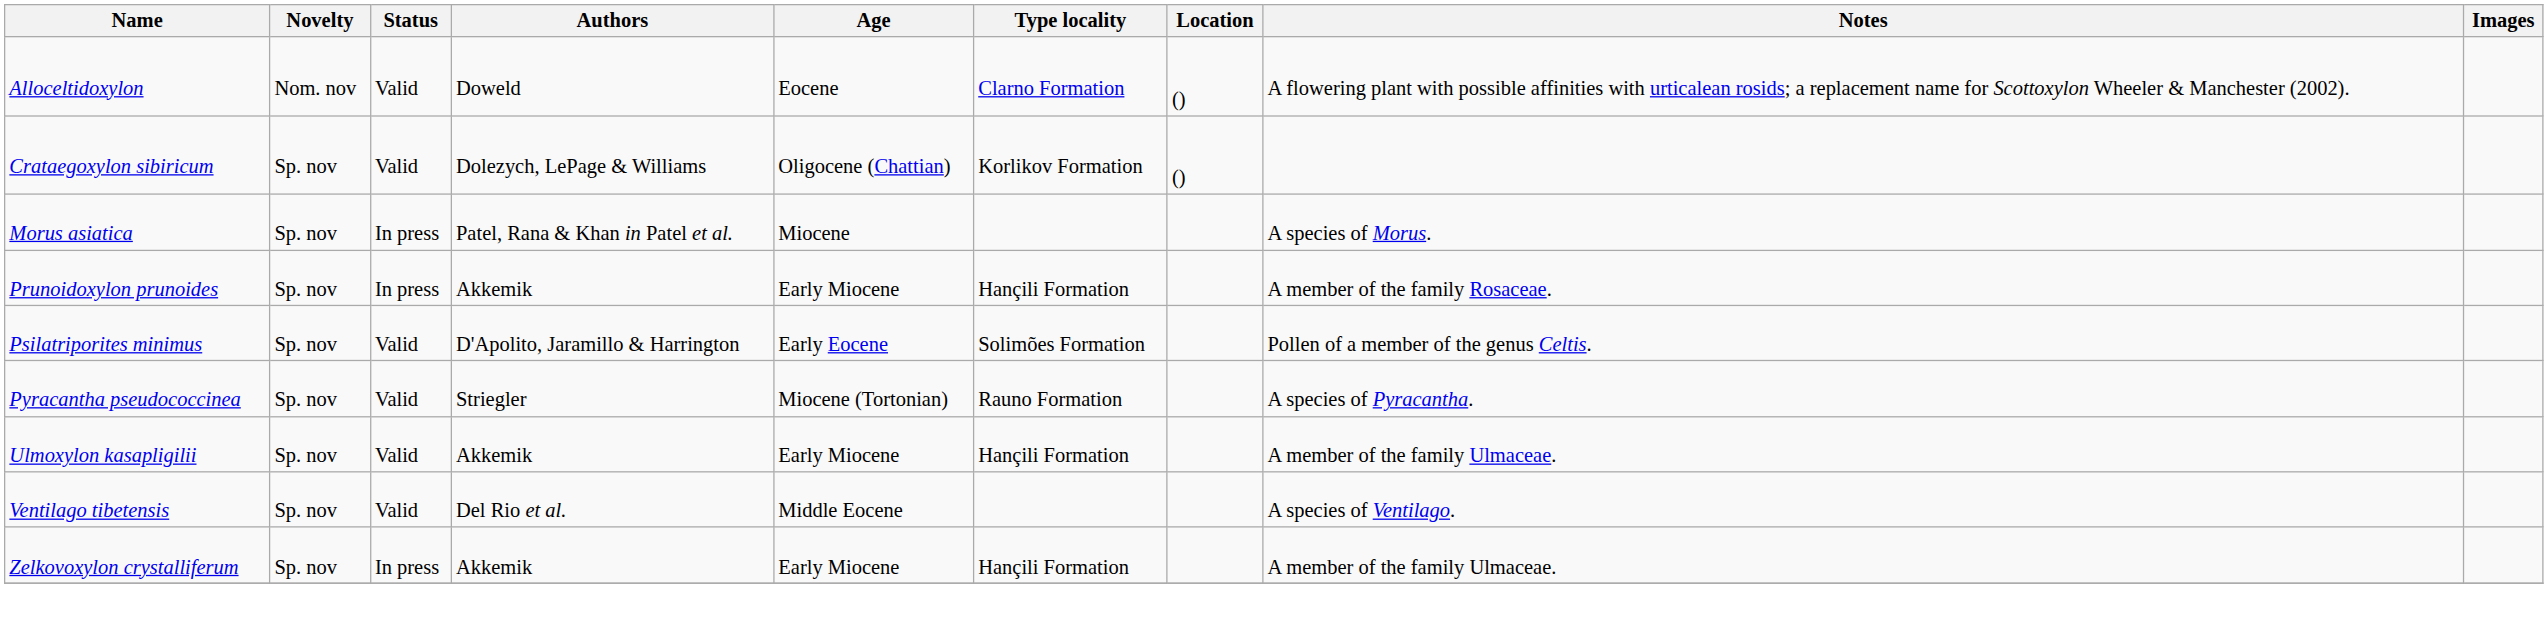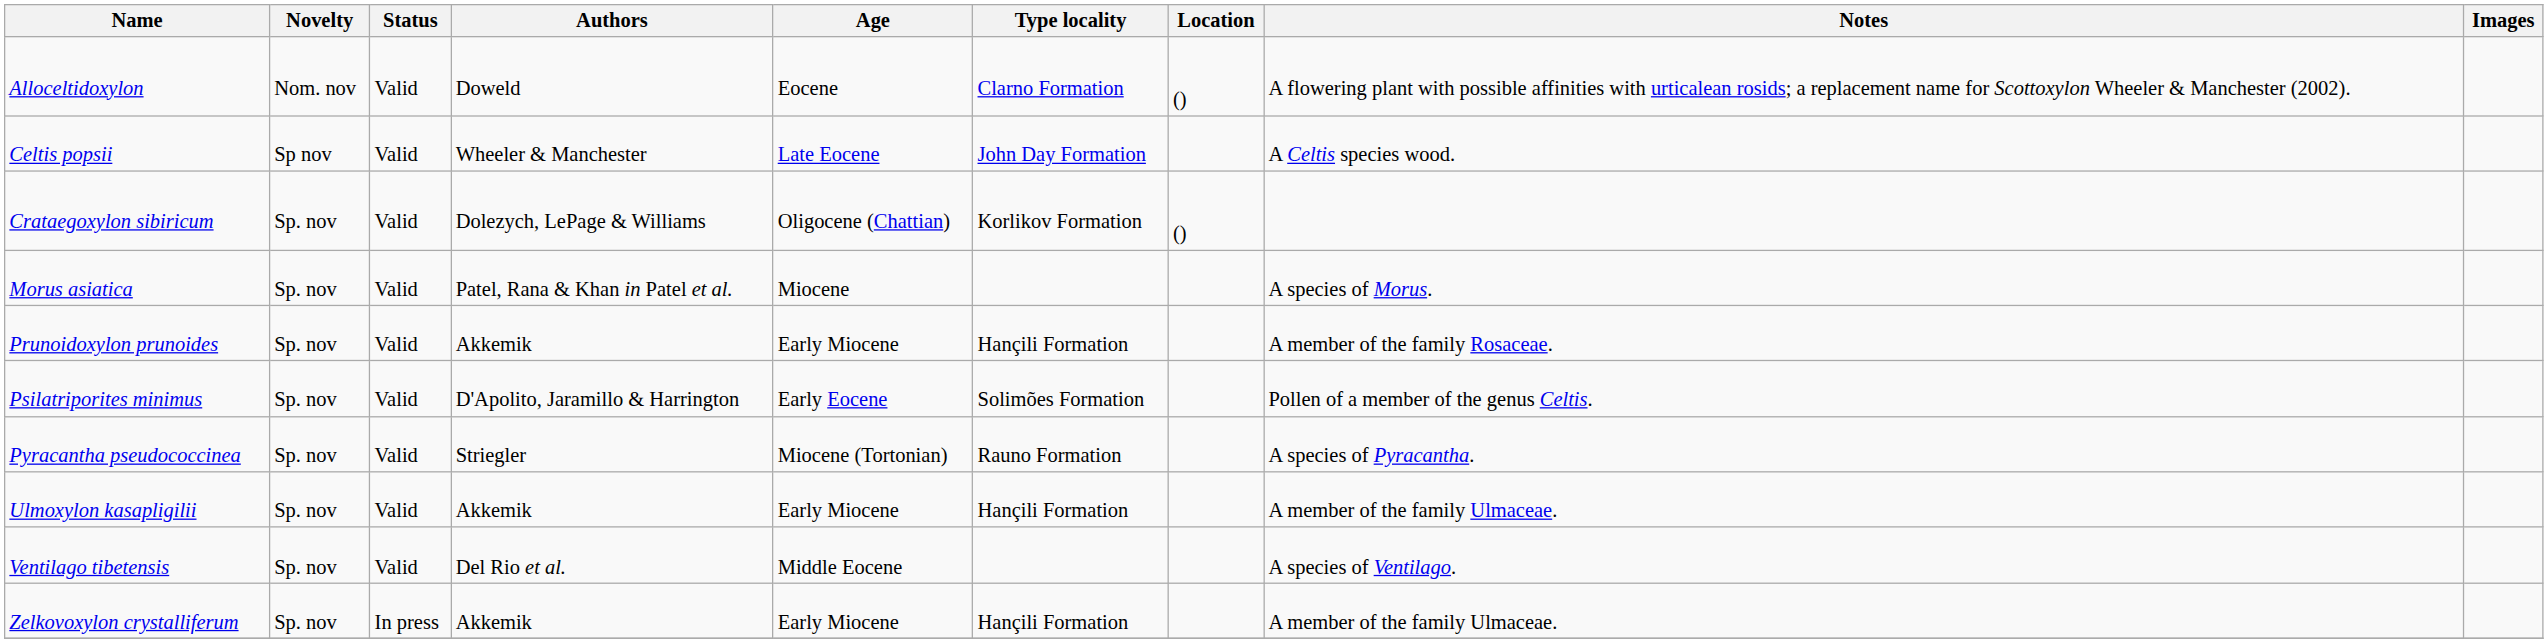+ row: (61, 154)
(407, 233) In press -> (396, 288) Valid
(407, 288) In press -> (396, 344) Valid
